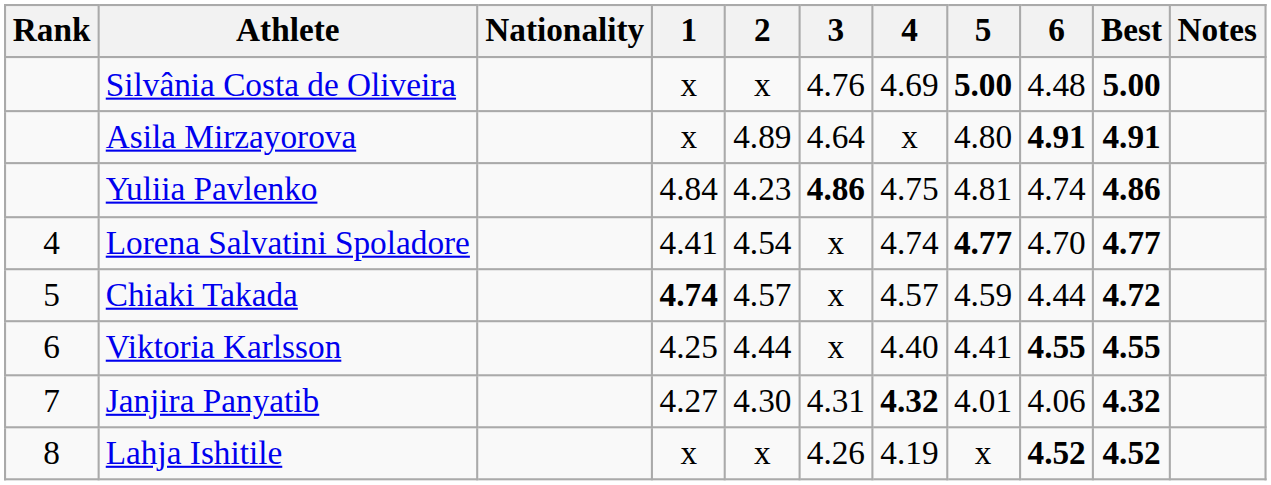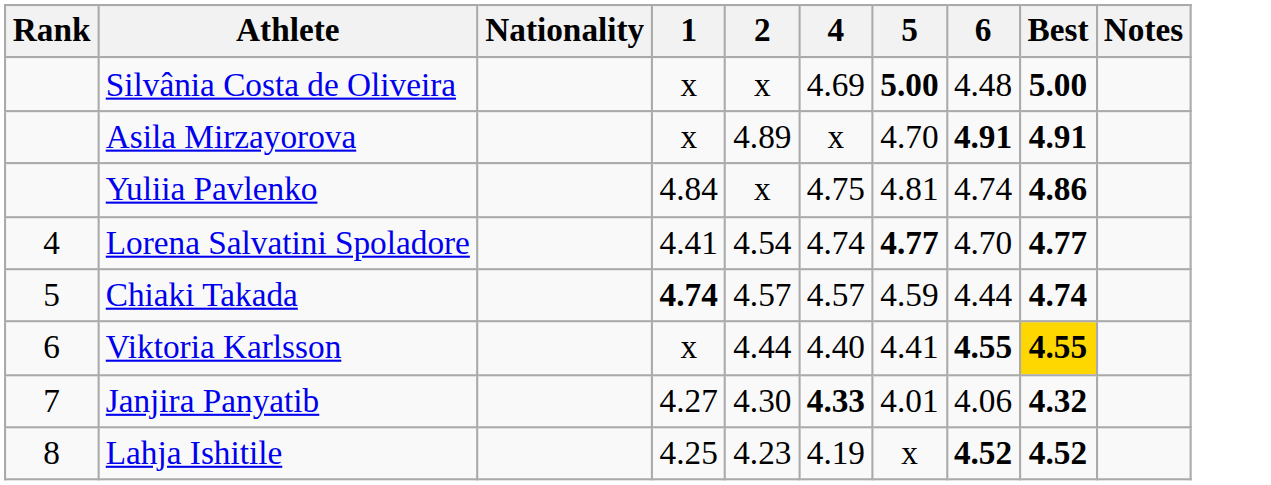- column: (836, 30)
(983, 136) 4.80 -> (909, 136) 4.70
(762, 189) 4.23 -> (762, 189) x
(1132, 294) 4.72 -> (1058, 294) 4.74
(689, 347) 4.25 -> (689, 347) x
(1132, 347) no background -> (1058, 347) gold background
(909, 400) 4.32 -> (836, 400) 4.33
(689, 453) x -> (689, 453) 4.25
(762, 453) x -> (762, 453) 4.23
